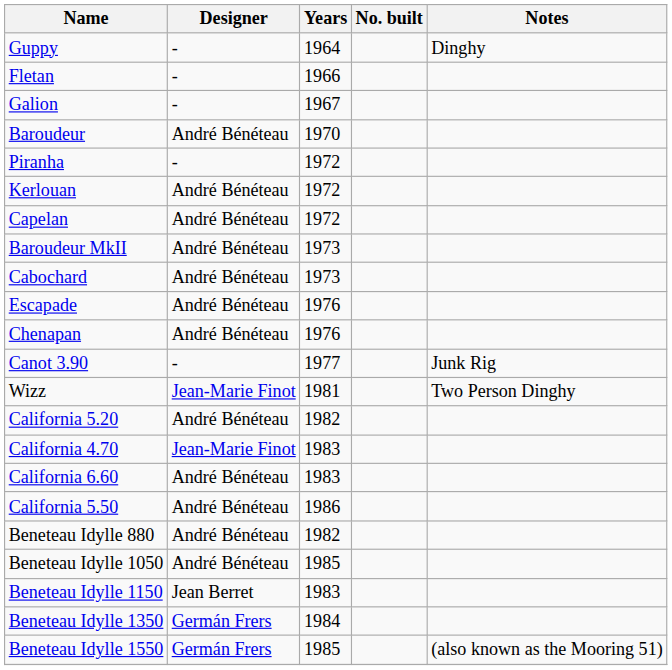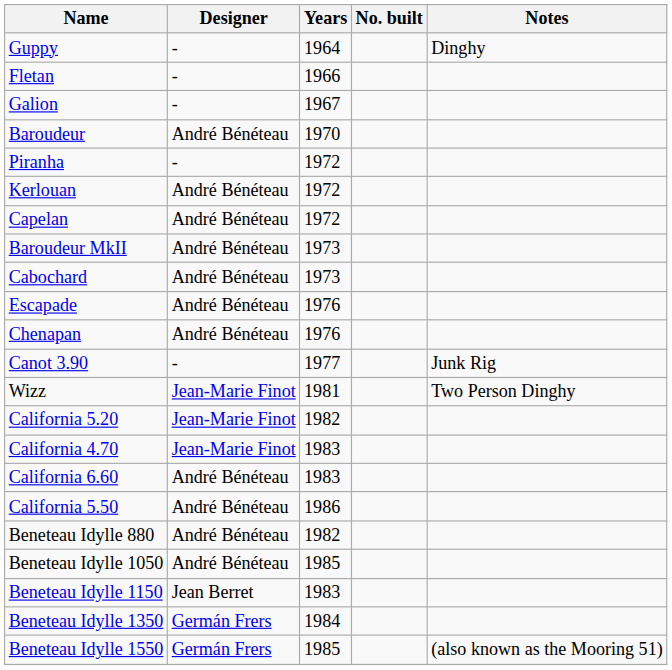(230, 420) André Bénéteau -> (234, 420) Jean-Marie Finot
